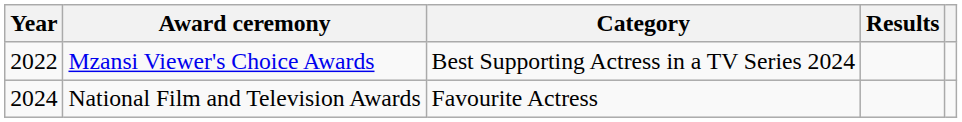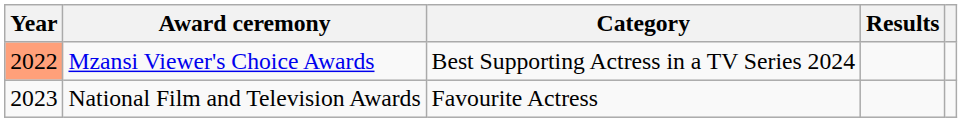(34, 60) no background -> (34, 60) lightsalmon background
(34, 98) 2024 -> (34, 98) 2023
